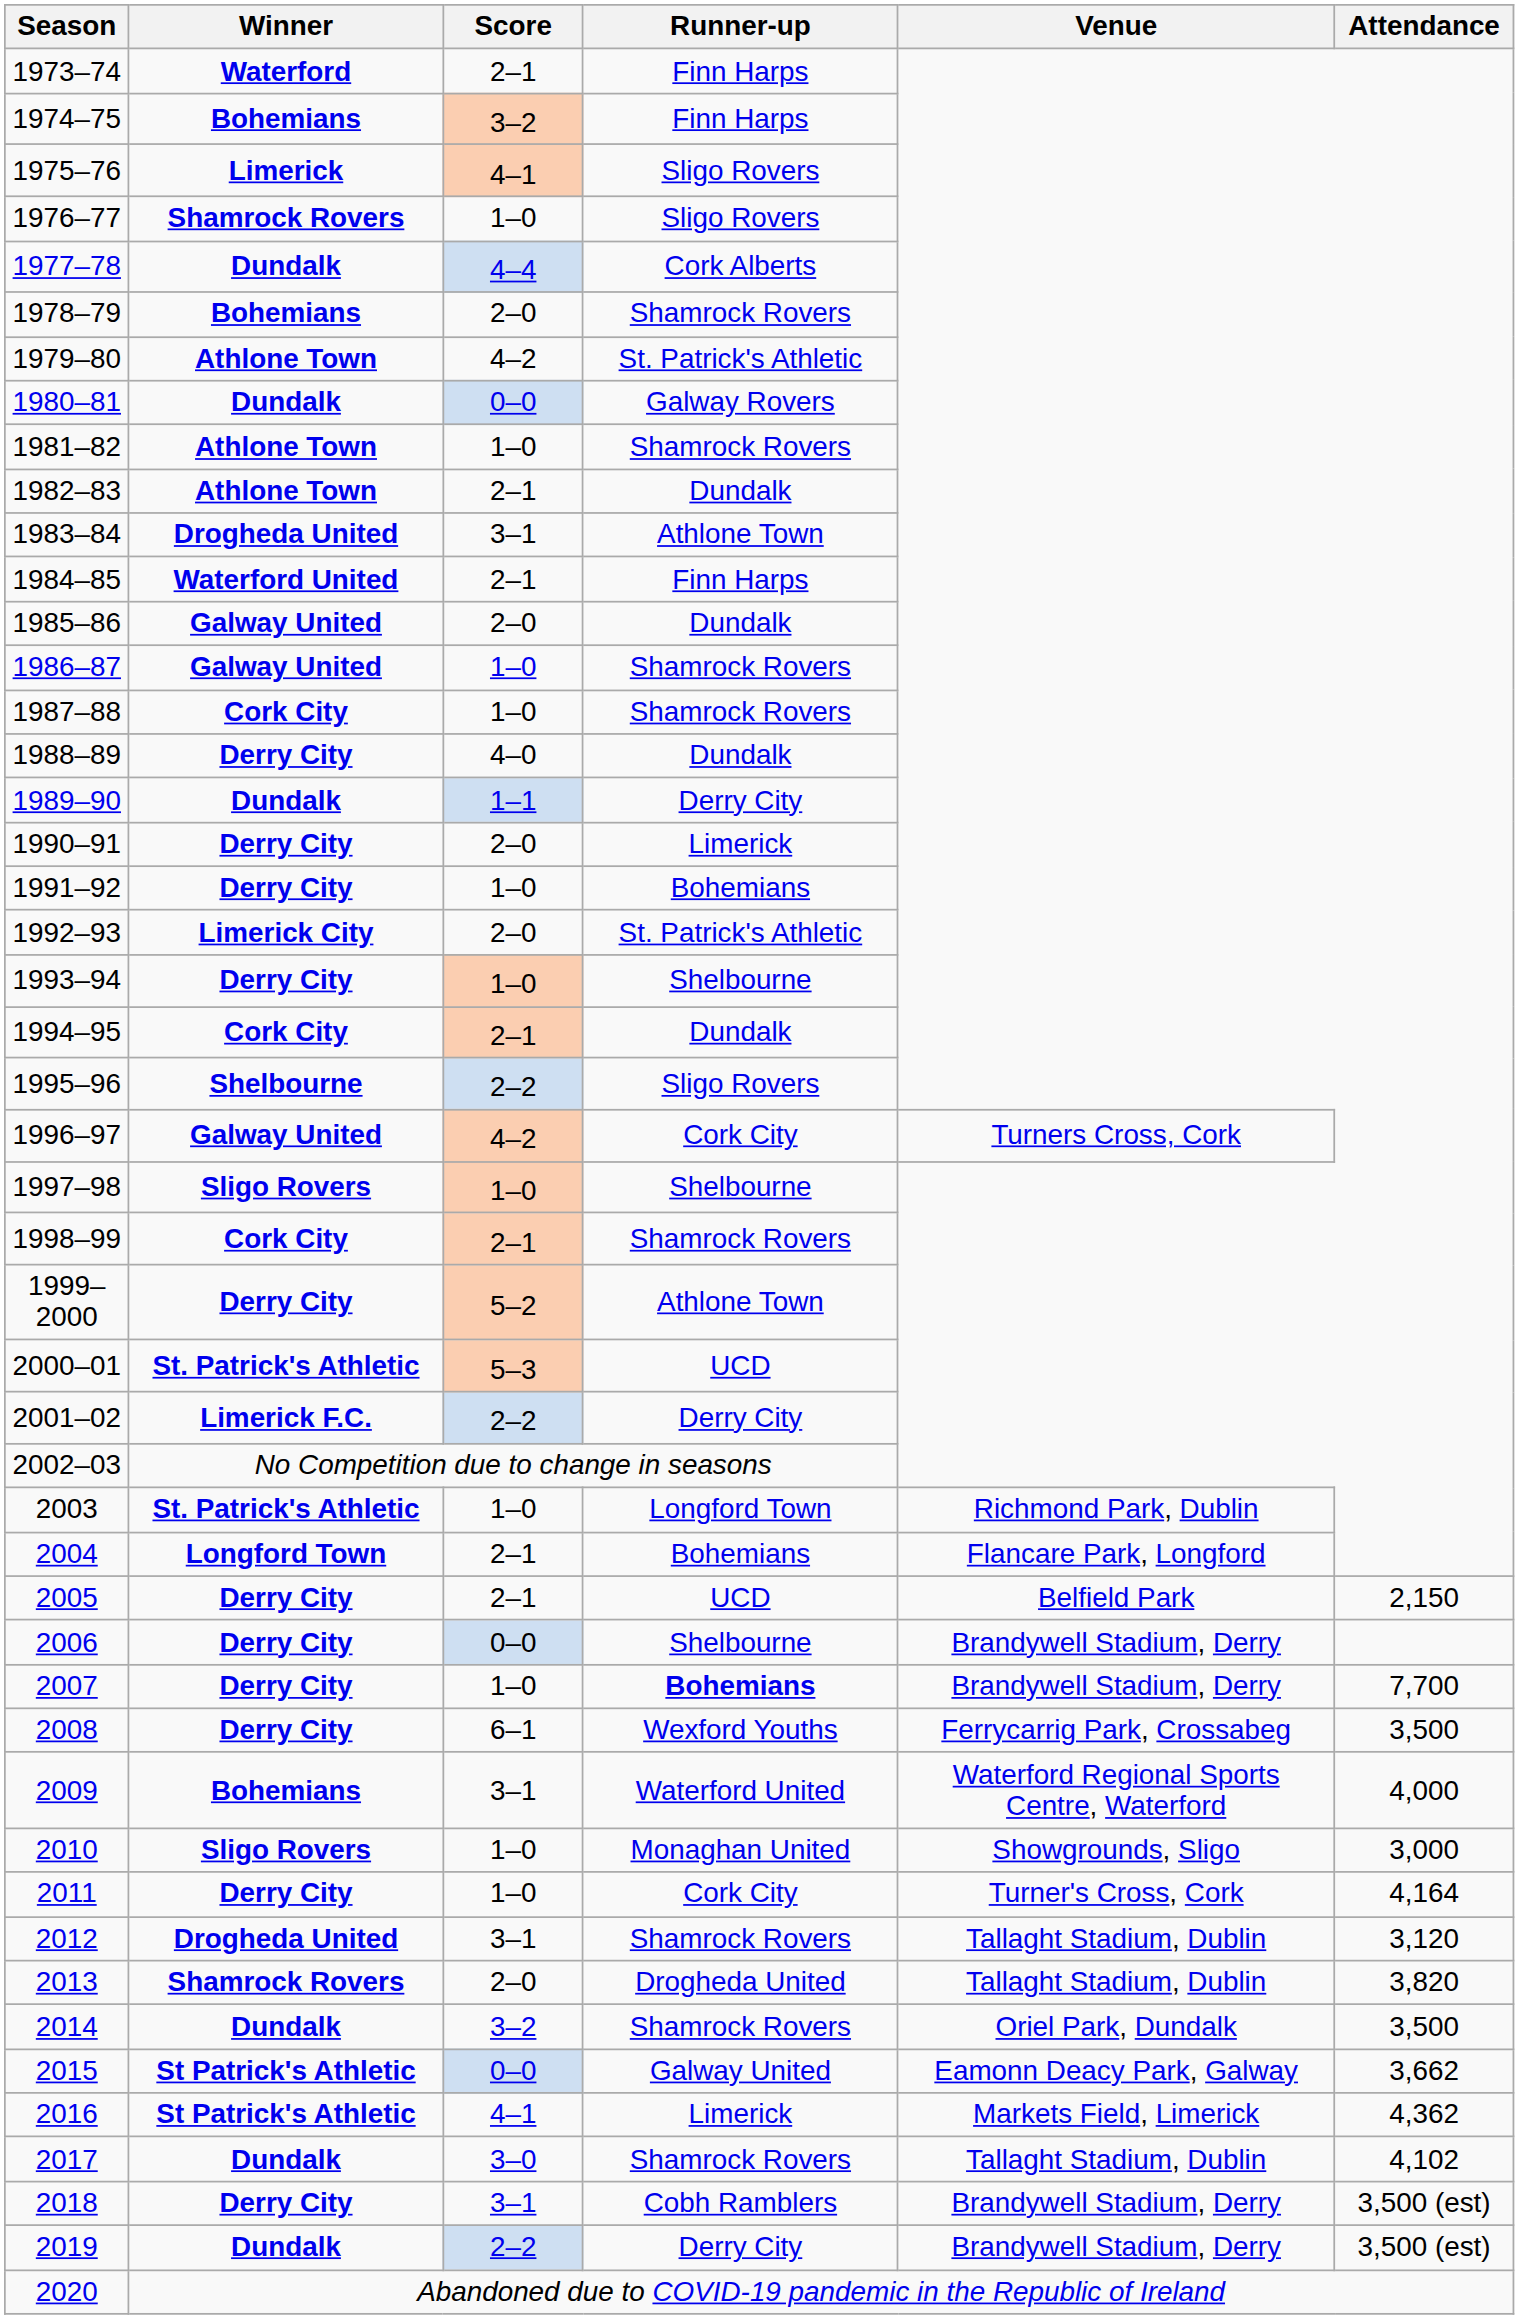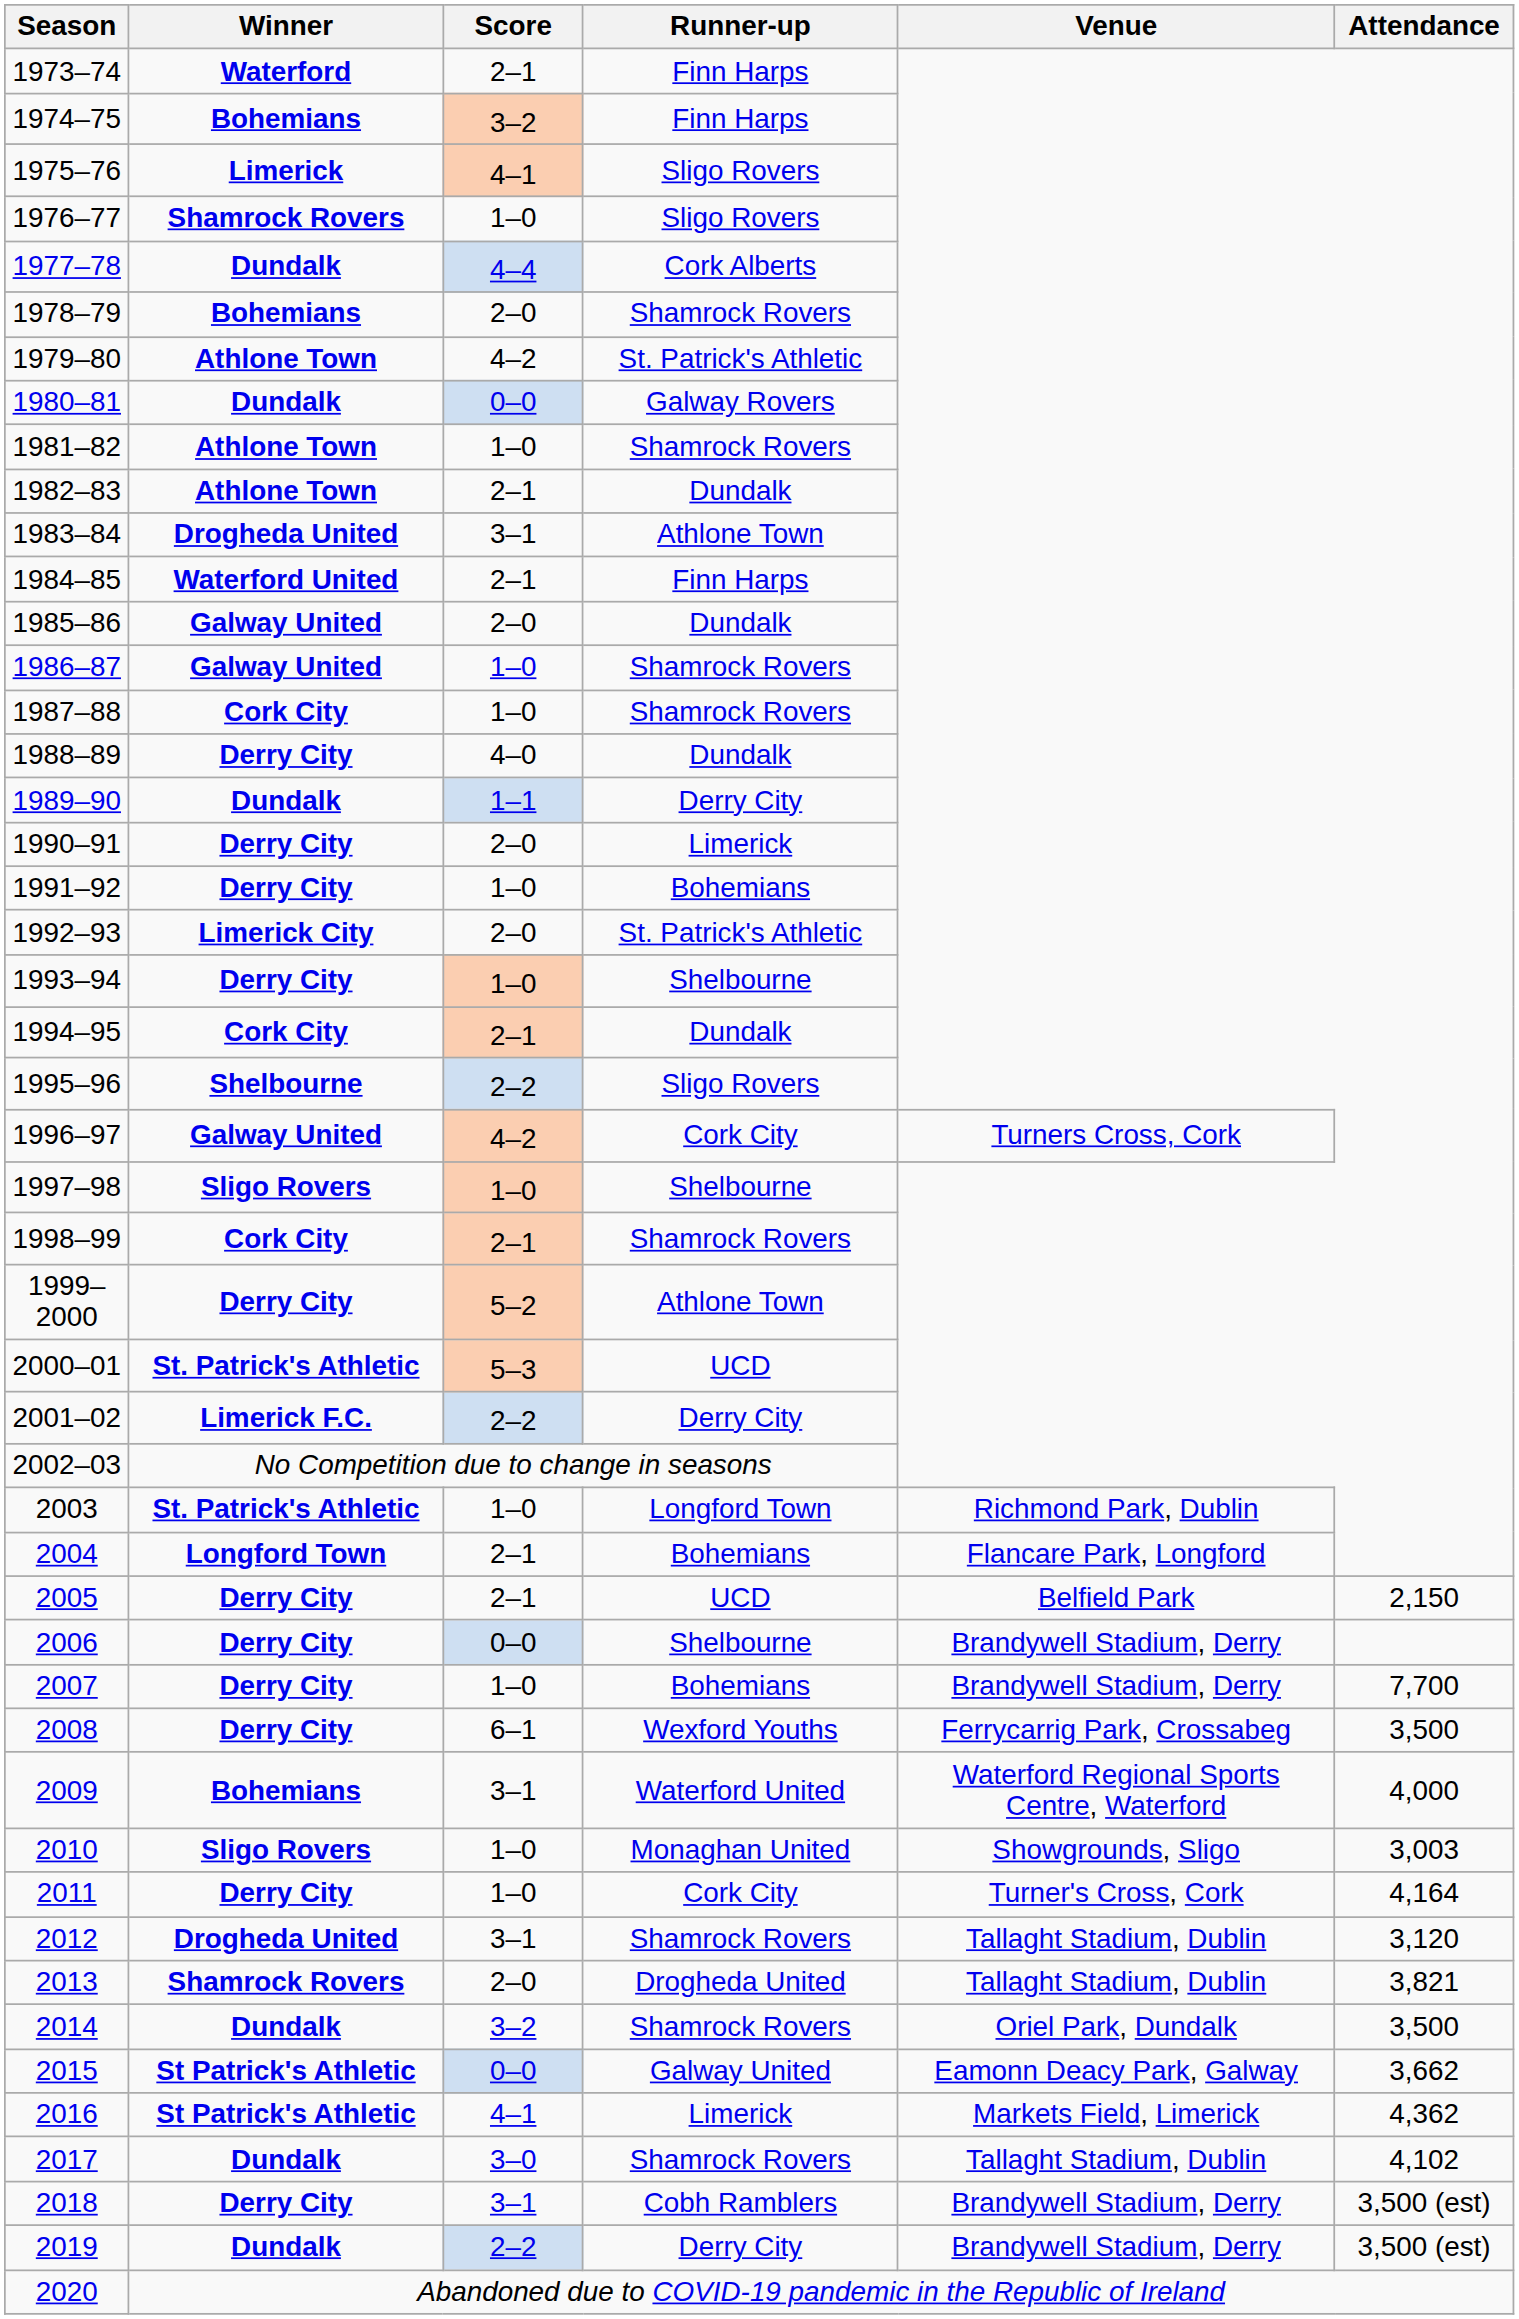(740, 1686) bold -> (740, 1686) normal
(1424, 1849) 3,000 -> (1424, 1849) 3,003
(1424, 1982) 3,820 -> (1424, 1982) 3,821
